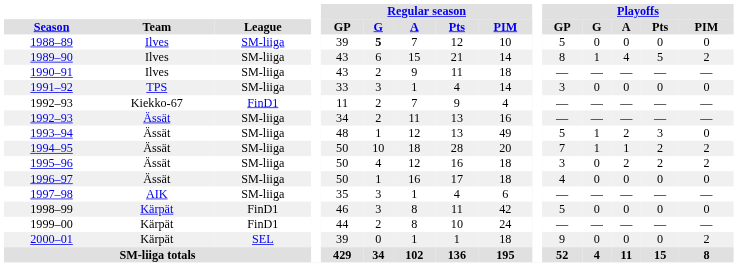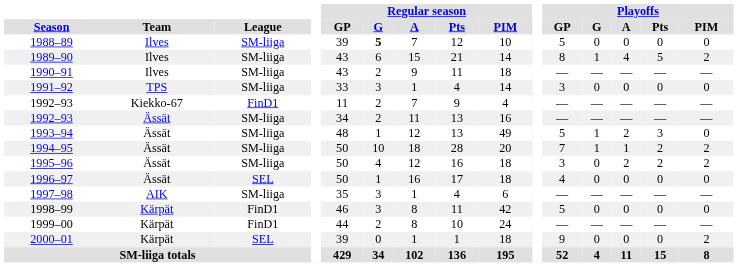(263, 178) SM-liiga -> (263, 178) SEL
